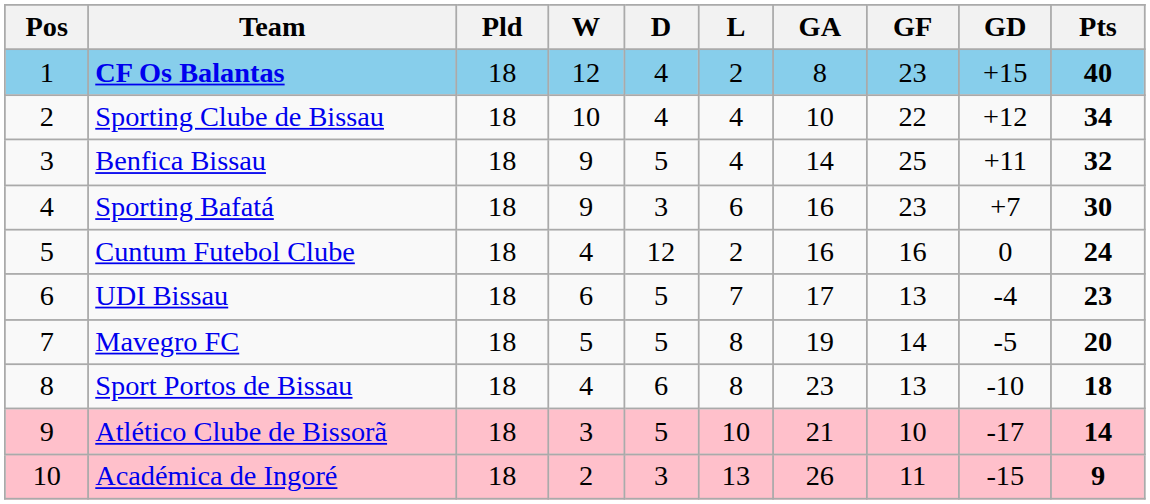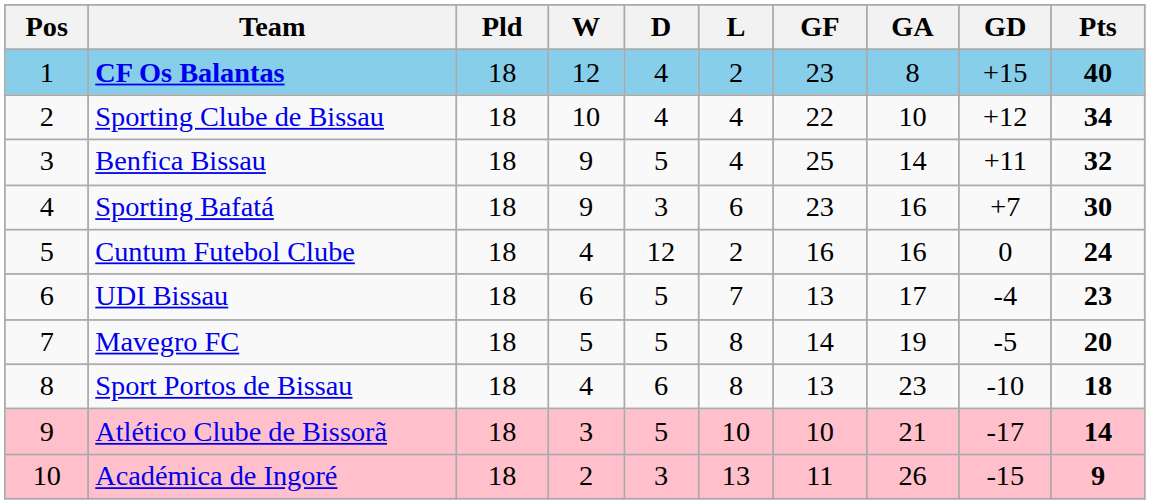columns swapped: (913, 26) <-> (820, 26)
